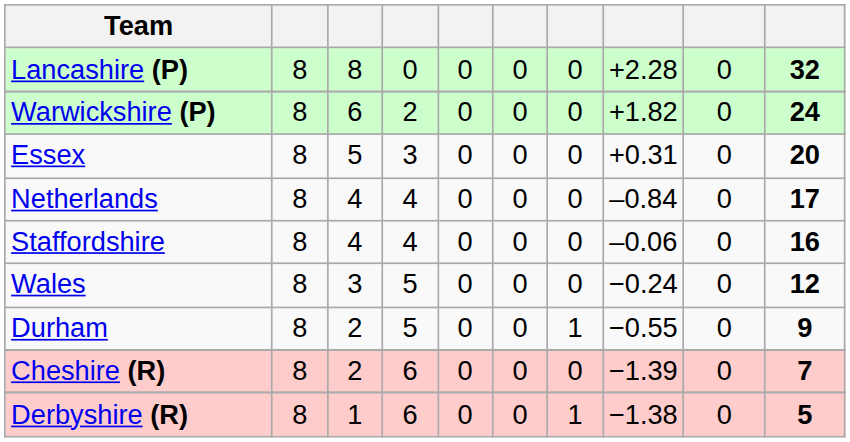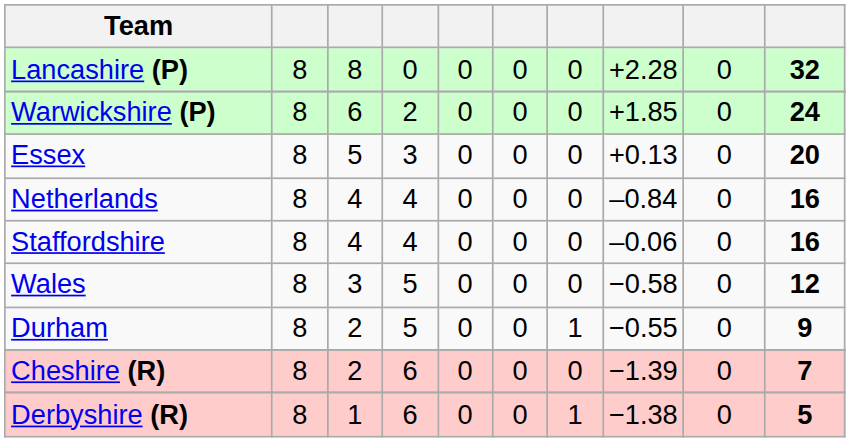(643, 112) +1.82 -> (643, 112) +1.85
(643, 155) +0.31 -> (643, 155) +0.13
(805, 198) 17 -> (805, 198) 16
(643, 284) −0.24 -> (643, 284) −0.58
